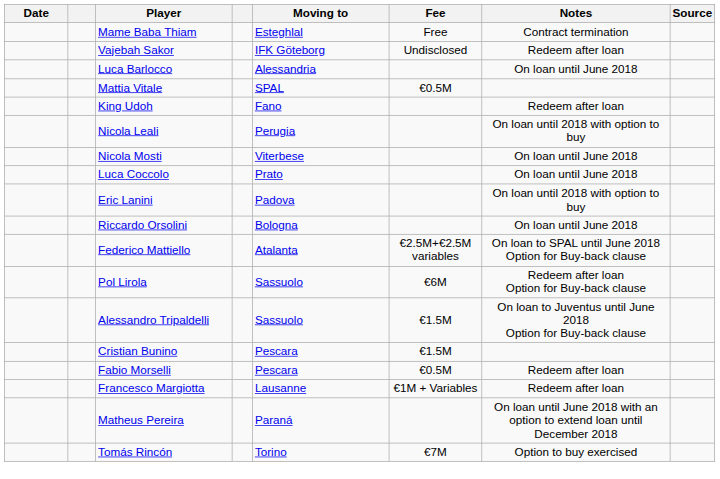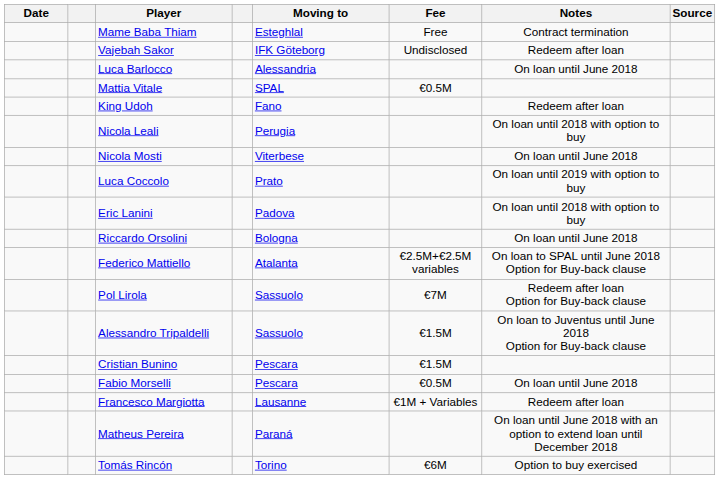(576, 175) On loan until June 2018 -> (576, 181) On loan until 2019 with option to buy
(435, 282) €6M -> (435, 295) €7M
(576, 370) Redeem after loan -> (576, 383) On loan until June 2018
(435, 452) €7M -> (435, 465) €6M
